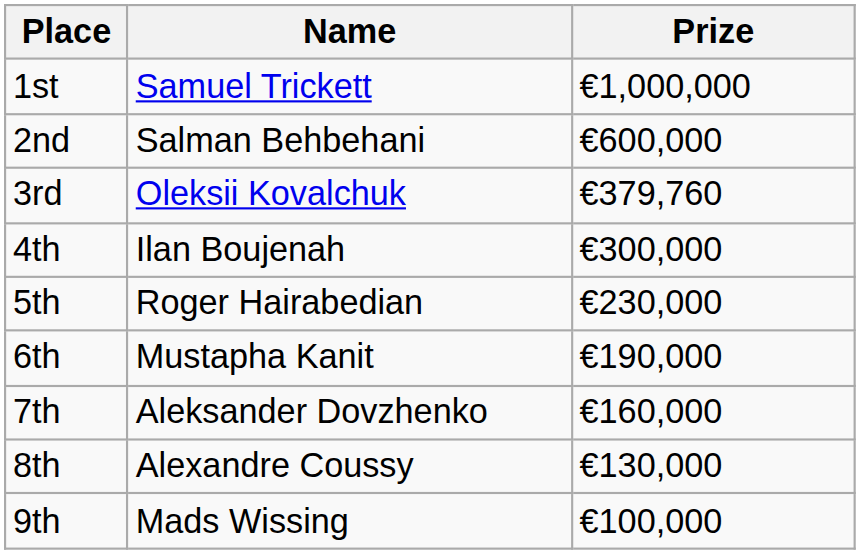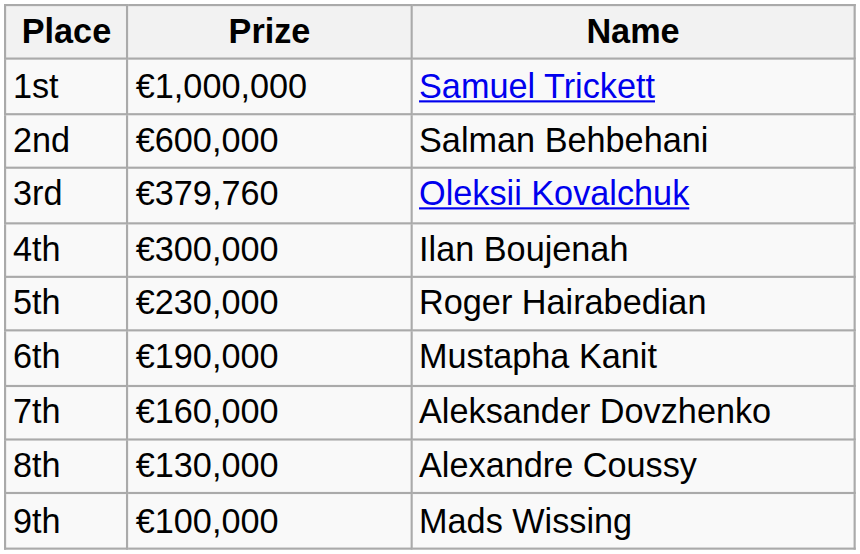columns swapped: (350, 31) <-> (713, 31)
